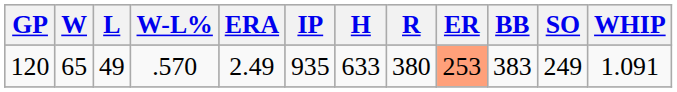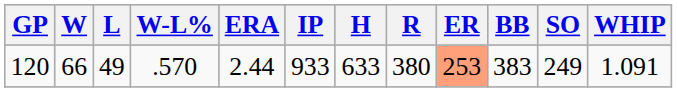(74, 65) 65 -> (74, 65) 66
(252, 65) 2.49 -> (252, 65) 2.44
(310, 65) 935 -> (310, 65) 933
